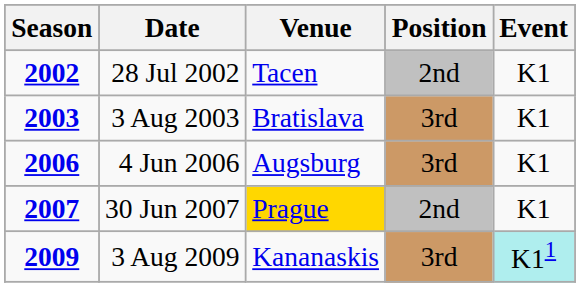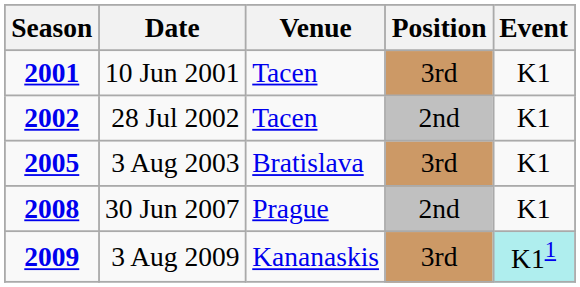+ row: (172, 72)
(52, 118) 2003 -> (52, 163) 2005
- row: (179, 163)
(52, 208) 2007 -> (52, 208) 2008
(290, 208) gold background -> (290, 208) no background
